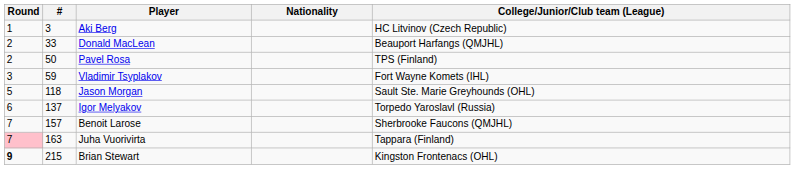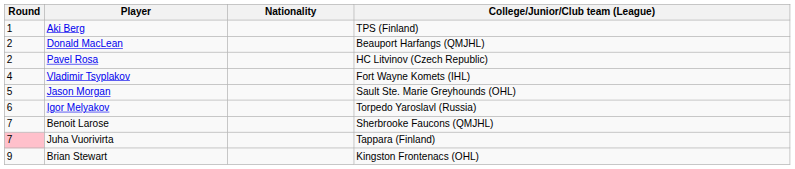- column: (60, 12)
(441, 28) HC Litvinov (Czech Republic) -> (387, 28) TPS (Finland)
(406, 60) TPS (Finland) -> (422, 60) HC Litvinov (Czech Republic)
(9, 76) 3 -> (9, 76) 4
(9, 156) bold -> (9, 156) normal
